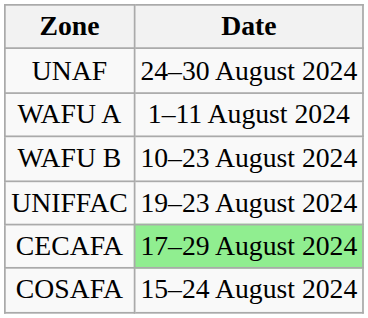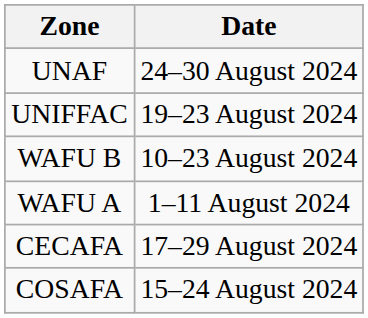rows swapped: (69, 114) <-> (69, 202)
(249, 245) lightgreen background -> (249, 245) no background
